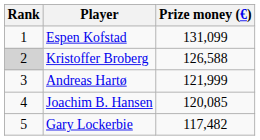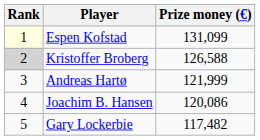(24, 37) no background -> (24, 37) lightyellow background
(205, 102) 120,085 -> (205, 102) 120,086
